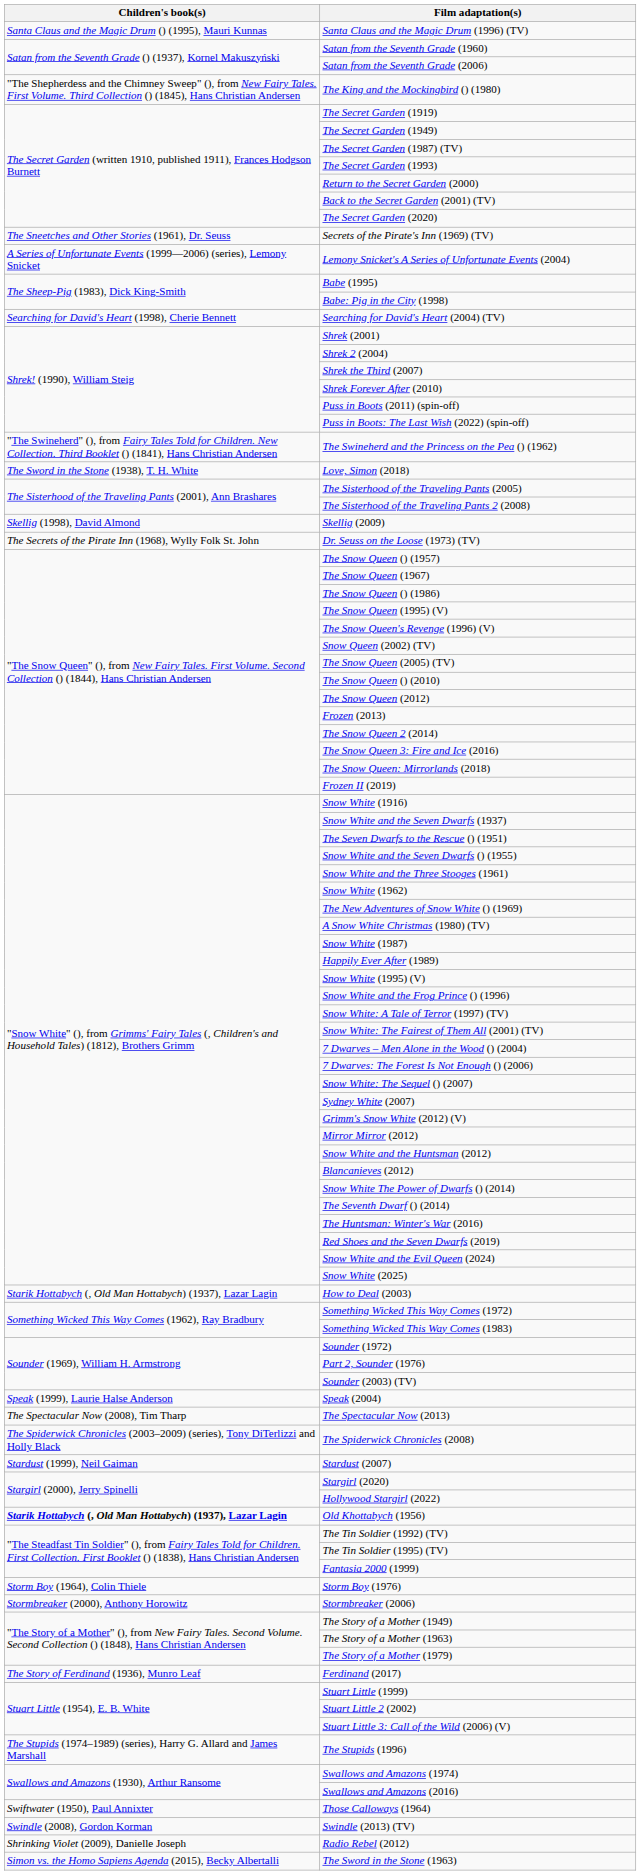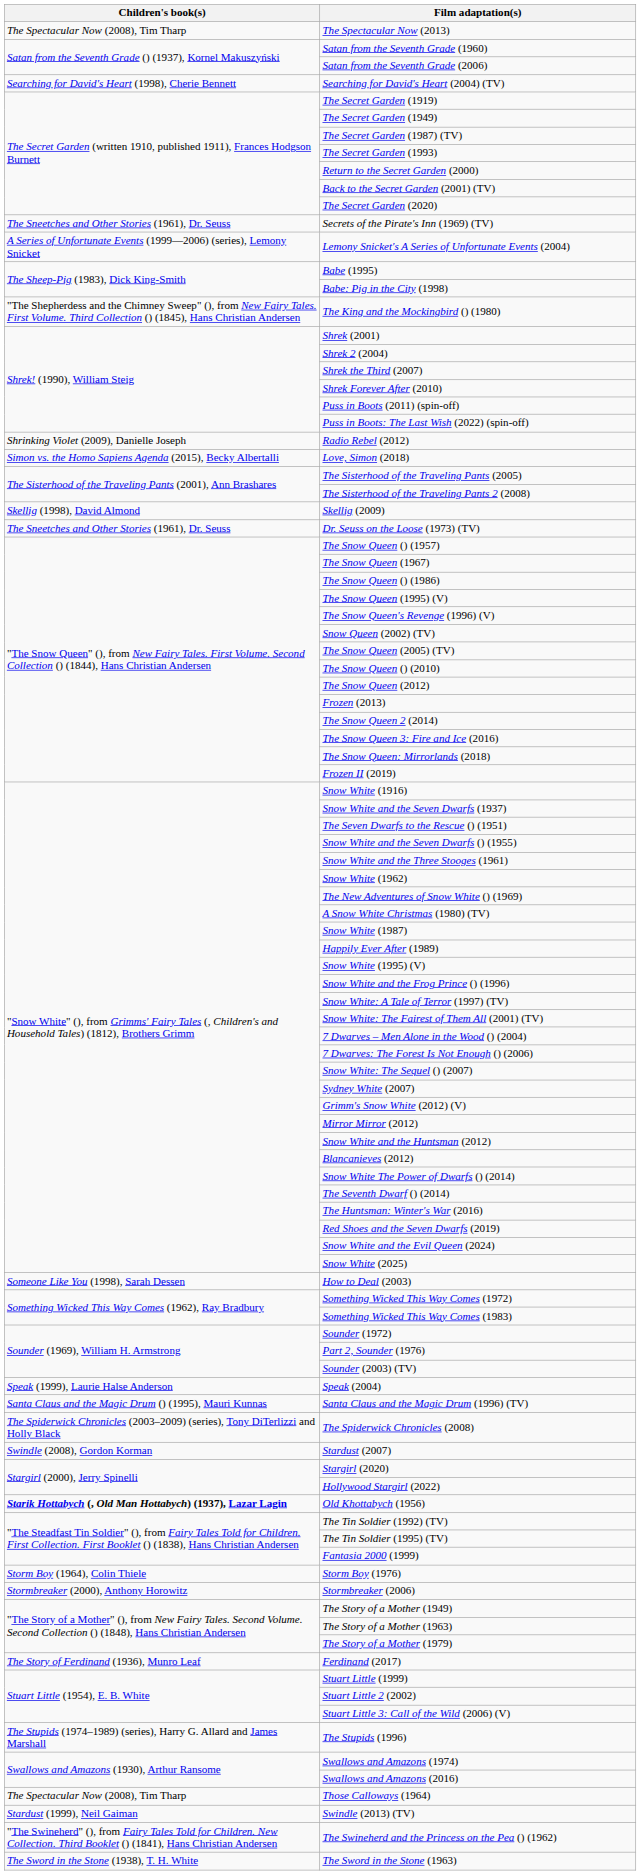rows swapped: (425, 30) <-> (386, 1416)
rows swapped: (413, 318) <-> (411, 89)
rows swapped: (366, 1843) <-> (440, 447)
(103, 470) The Sword in the Stone (1938), T. H. White -> (143, 458) Simon vs. the Homo Sapiens Agenda (2015), Becky Albertalli
(133, 540) The Secrets of the Pirate Inn (1968), Wylly Folk St. John -> (119, 528) The Sneetches and Other Stories (1961), Dr. Seuss
(142, 1293) Starik Hottabych (, Old Man Hottabych) (1937), Lazar Lagin -> (96, 1281) Someone Like You (1998), Sarah Dessen
(72, 1463) Stardust (1999), Neil Gaiman -> (80, 1451) Swindle (2008), Gordon Korman
(80, 1808) Swiftwater (1950), Paul Annixter -> (97, 1796) The Spectacular Now (2008), Tim Tharp
(80, 1826) Swindle (2008), Gordon Korman -> (72, 1813) Stardust (1999), Neil Gaiman
(143, 1861) Simon vs. the Homo Sapiens Agenda (2015), Becky Albertalli -> (103, 1861) The Sword in the Stone (1938), T. H. White
